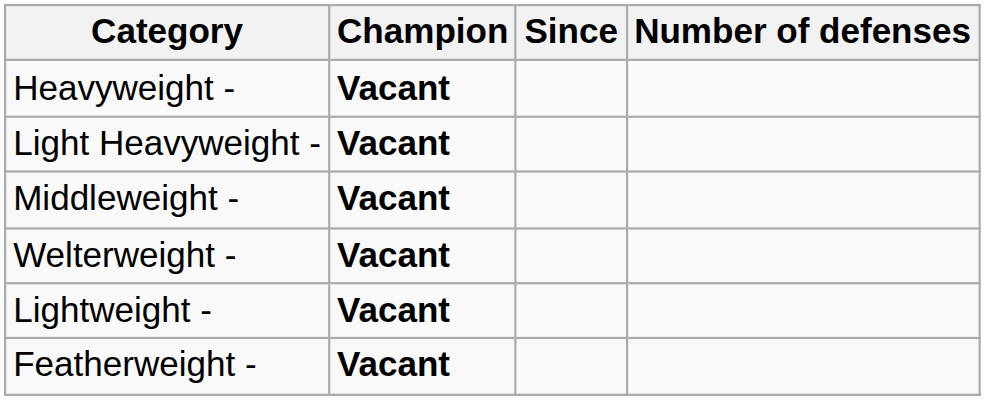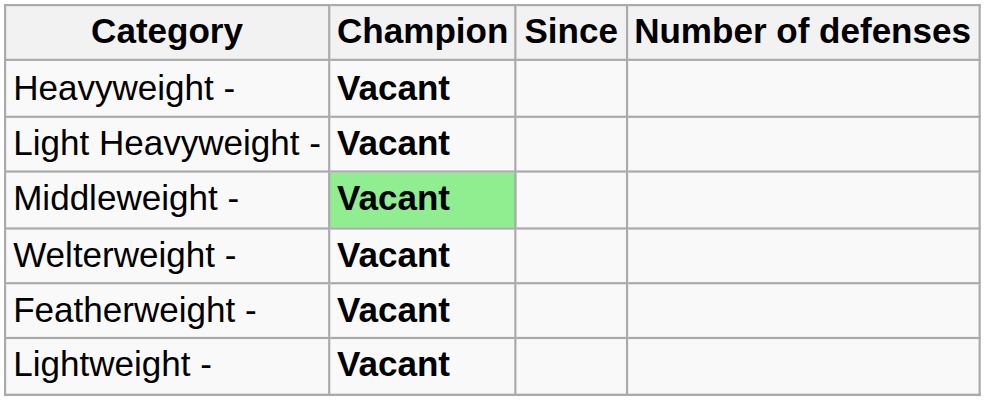(394, 198) no background -> (394, 198) lightgreen background
rows swapped: (113, 310) <-> (135, 365)
